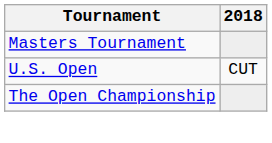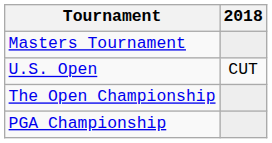+ row: (87, 124)
